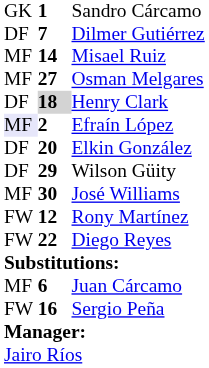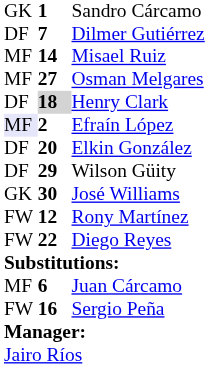(18, 193) MF -> (18, 193) GK
